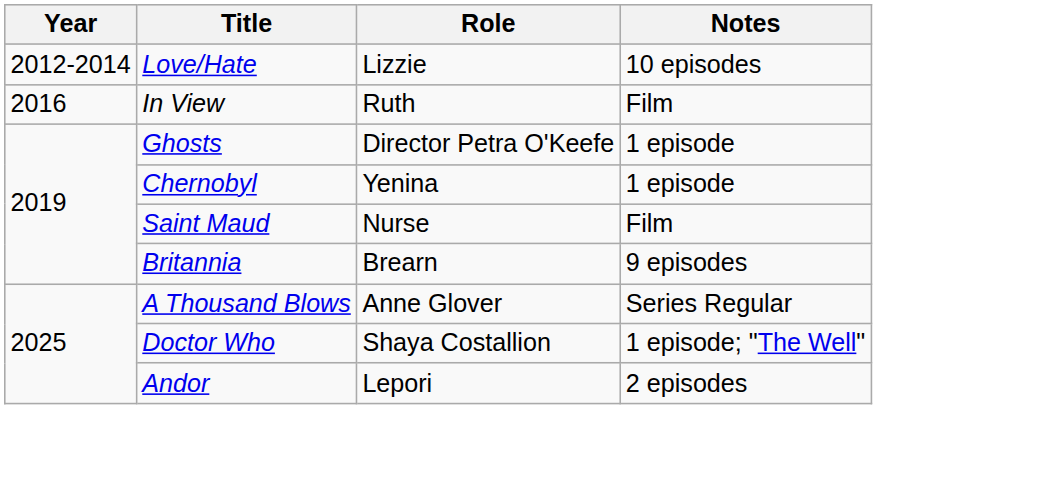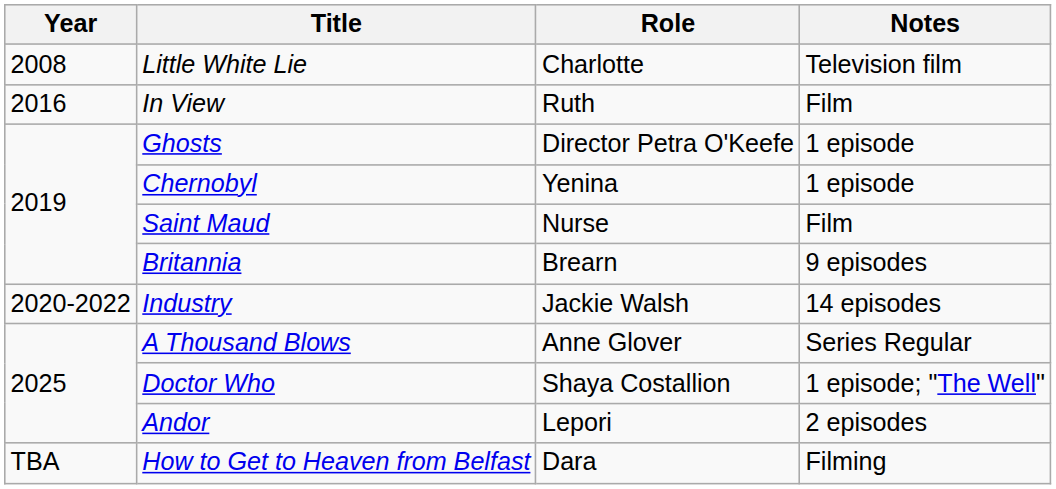+ row: (225, 64)
- row: (200, 64)
+ row: (187, 303)
+ row: (336, 462)
